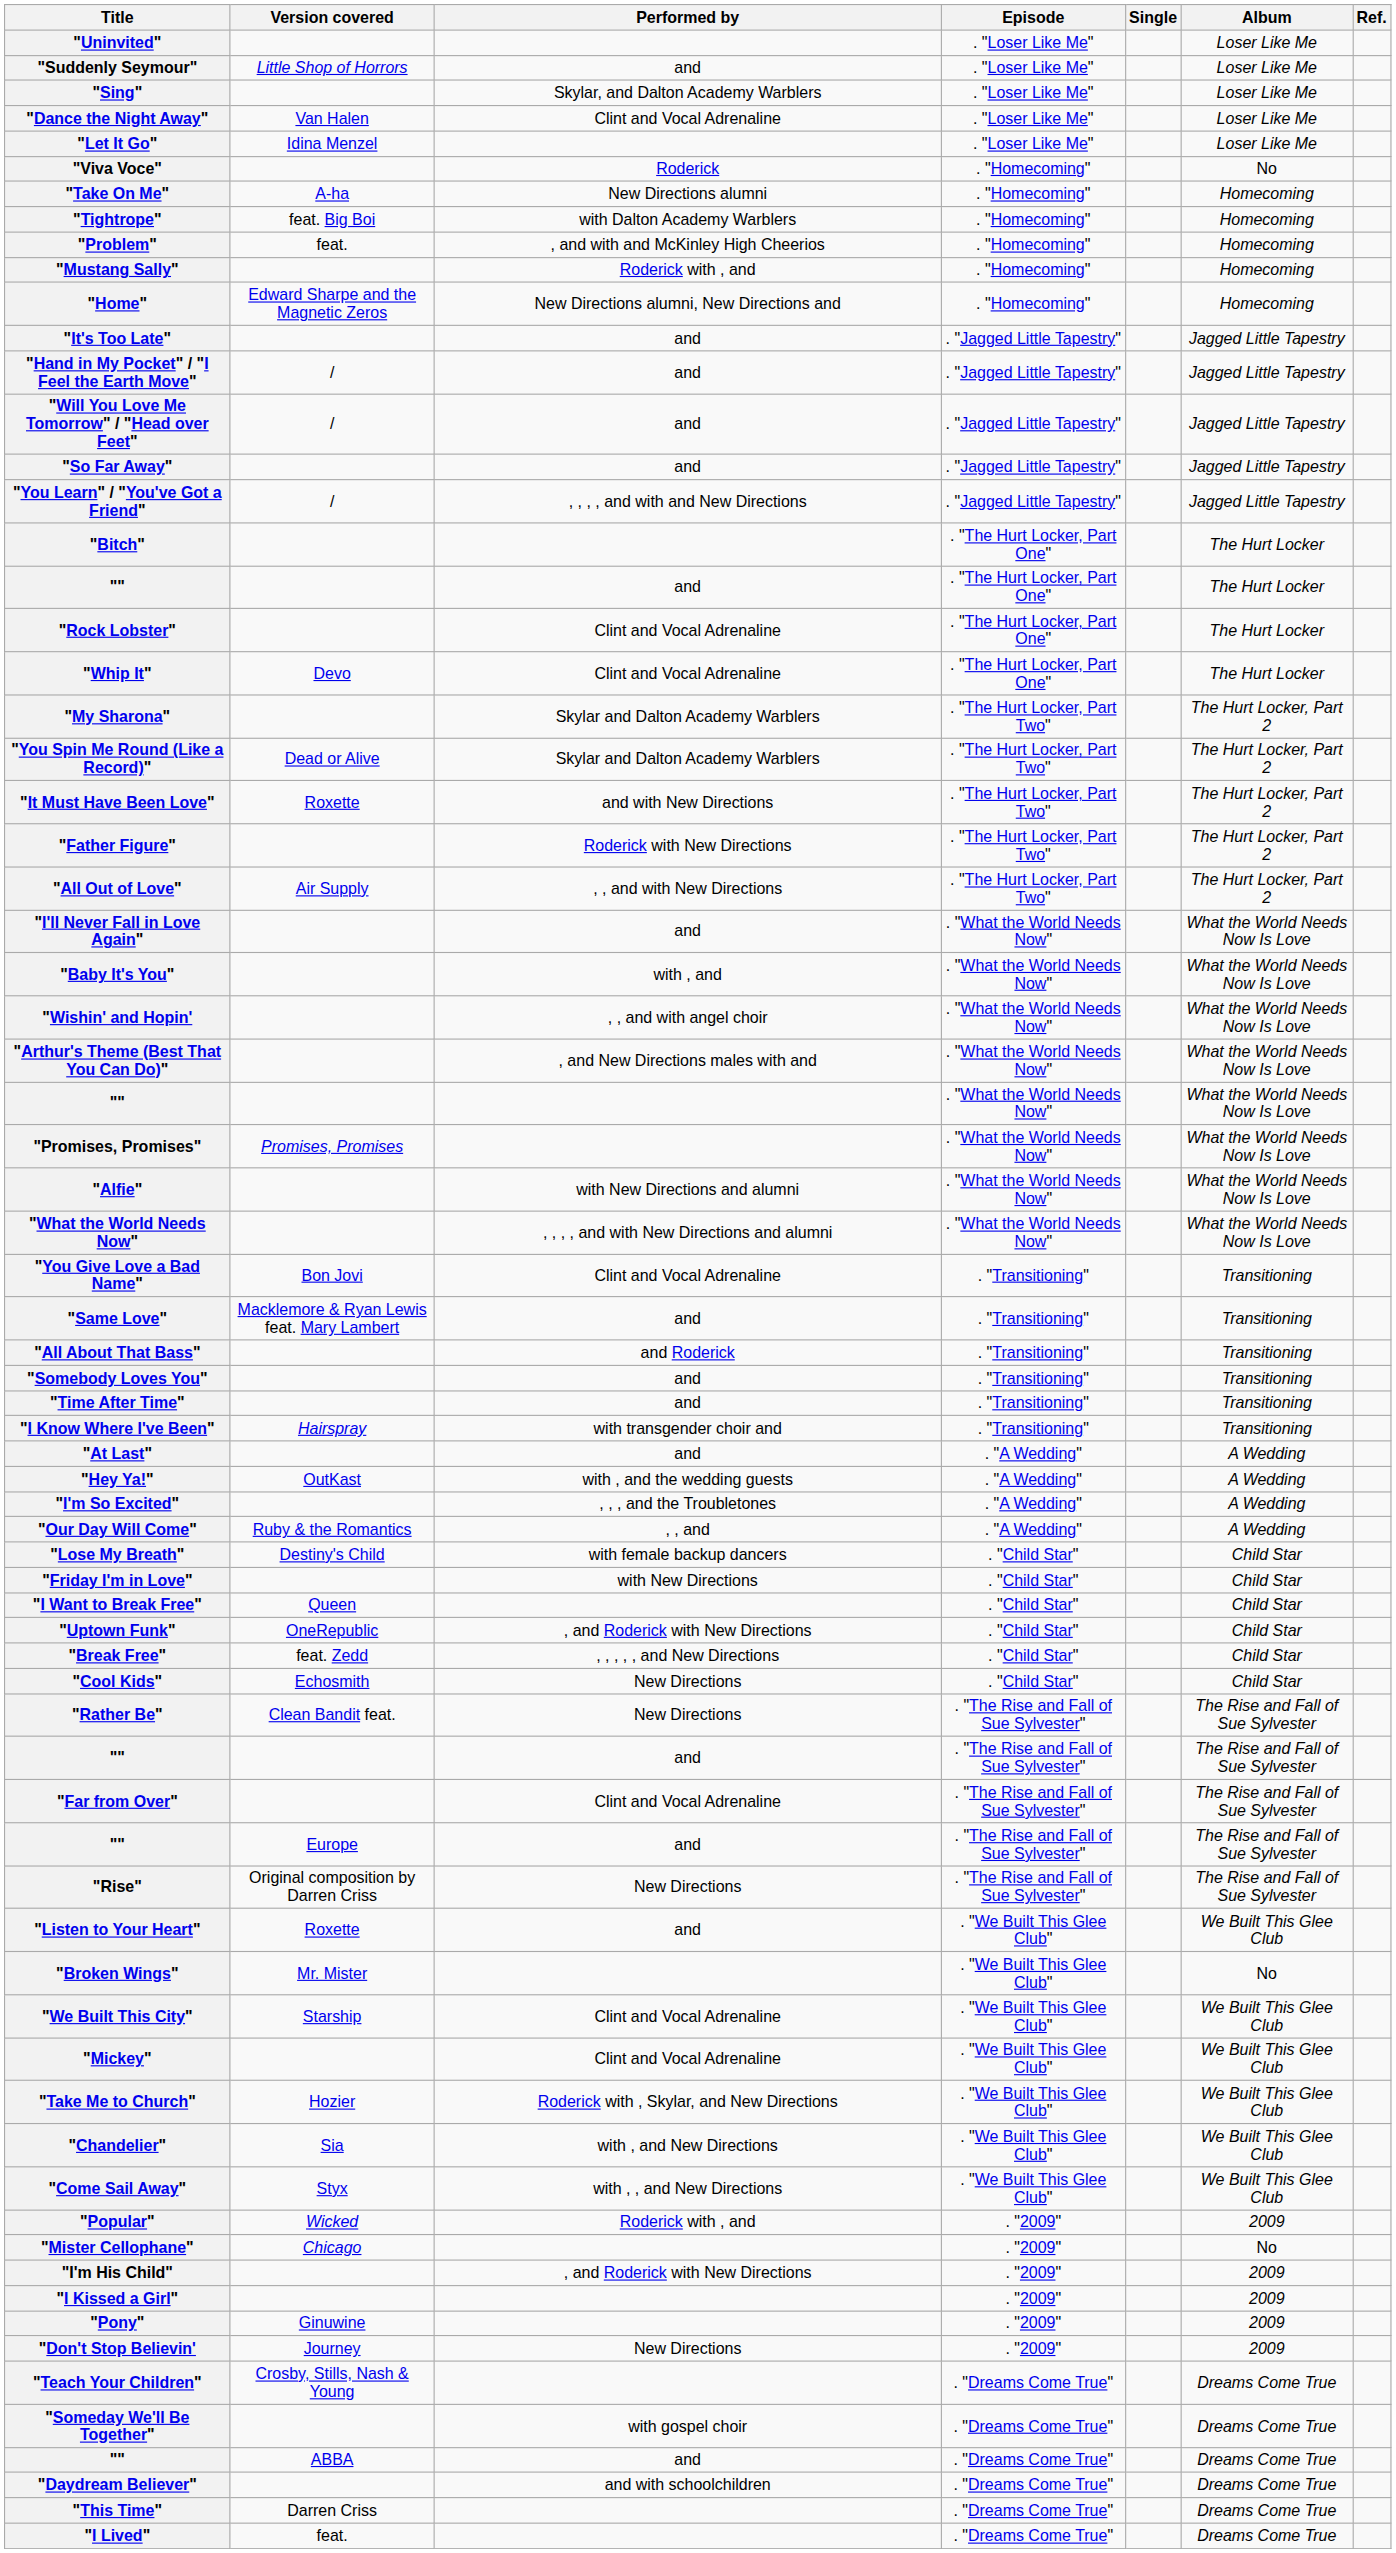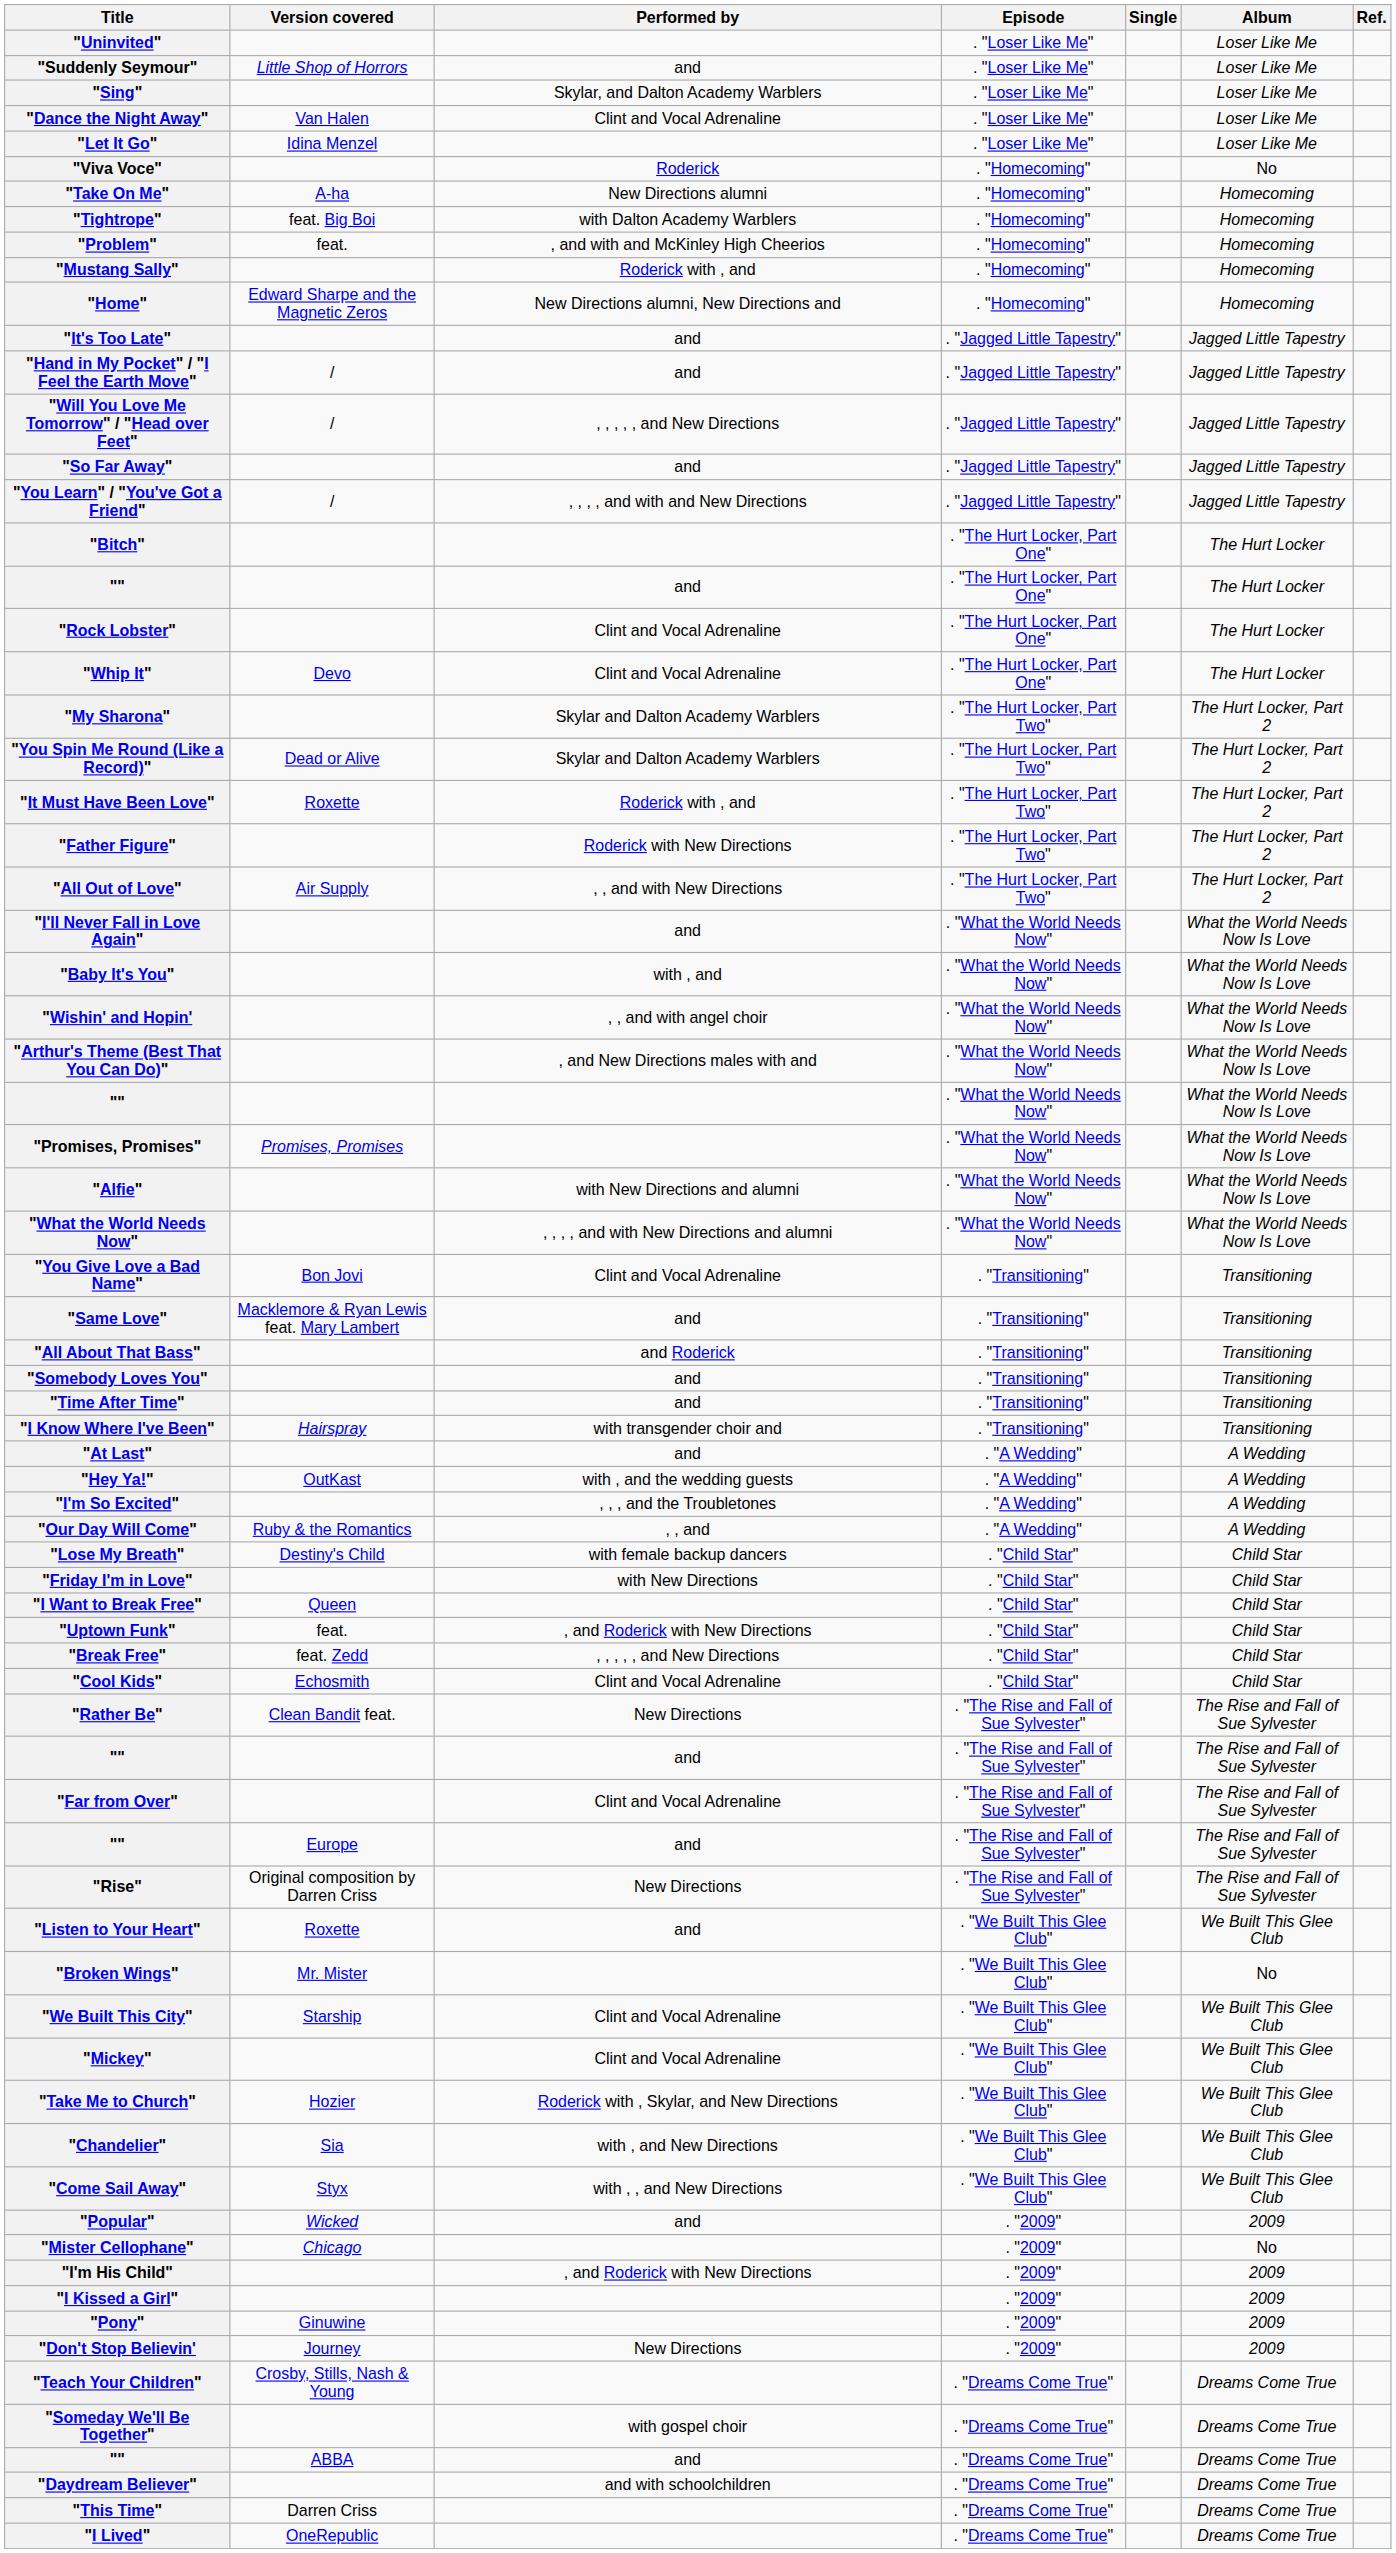(688, 424) and -> (688, 424) , , , , , and New Directions
(688, 803) and with New Directions -> (688, 803) Roderick with , and
(332, 1631) OneRepublic -> (332, 1631) feat.
(688, 1681) New Directions -> (688, 1681) Clint and Vocal Adrenaline
(688, 2223) Roderick with , and -> (688, 2223) and
(332, 2536) feat. -> (332, 2536) OneRepublic
